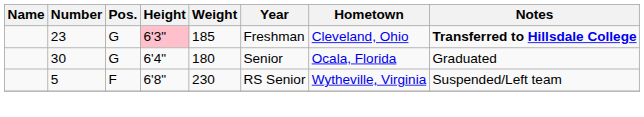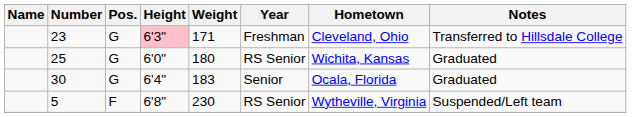(203, 36) 185 -> (203, 36) 171
(535, 36) bold -> (527, 36) normal
+ row: (58, 58)
(203, 58) 180 -> (203, 79) 183
